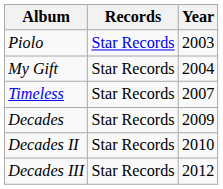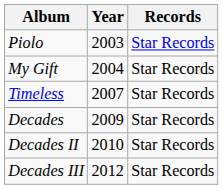columns swapped: (198, 17) <-> (133, 17)
